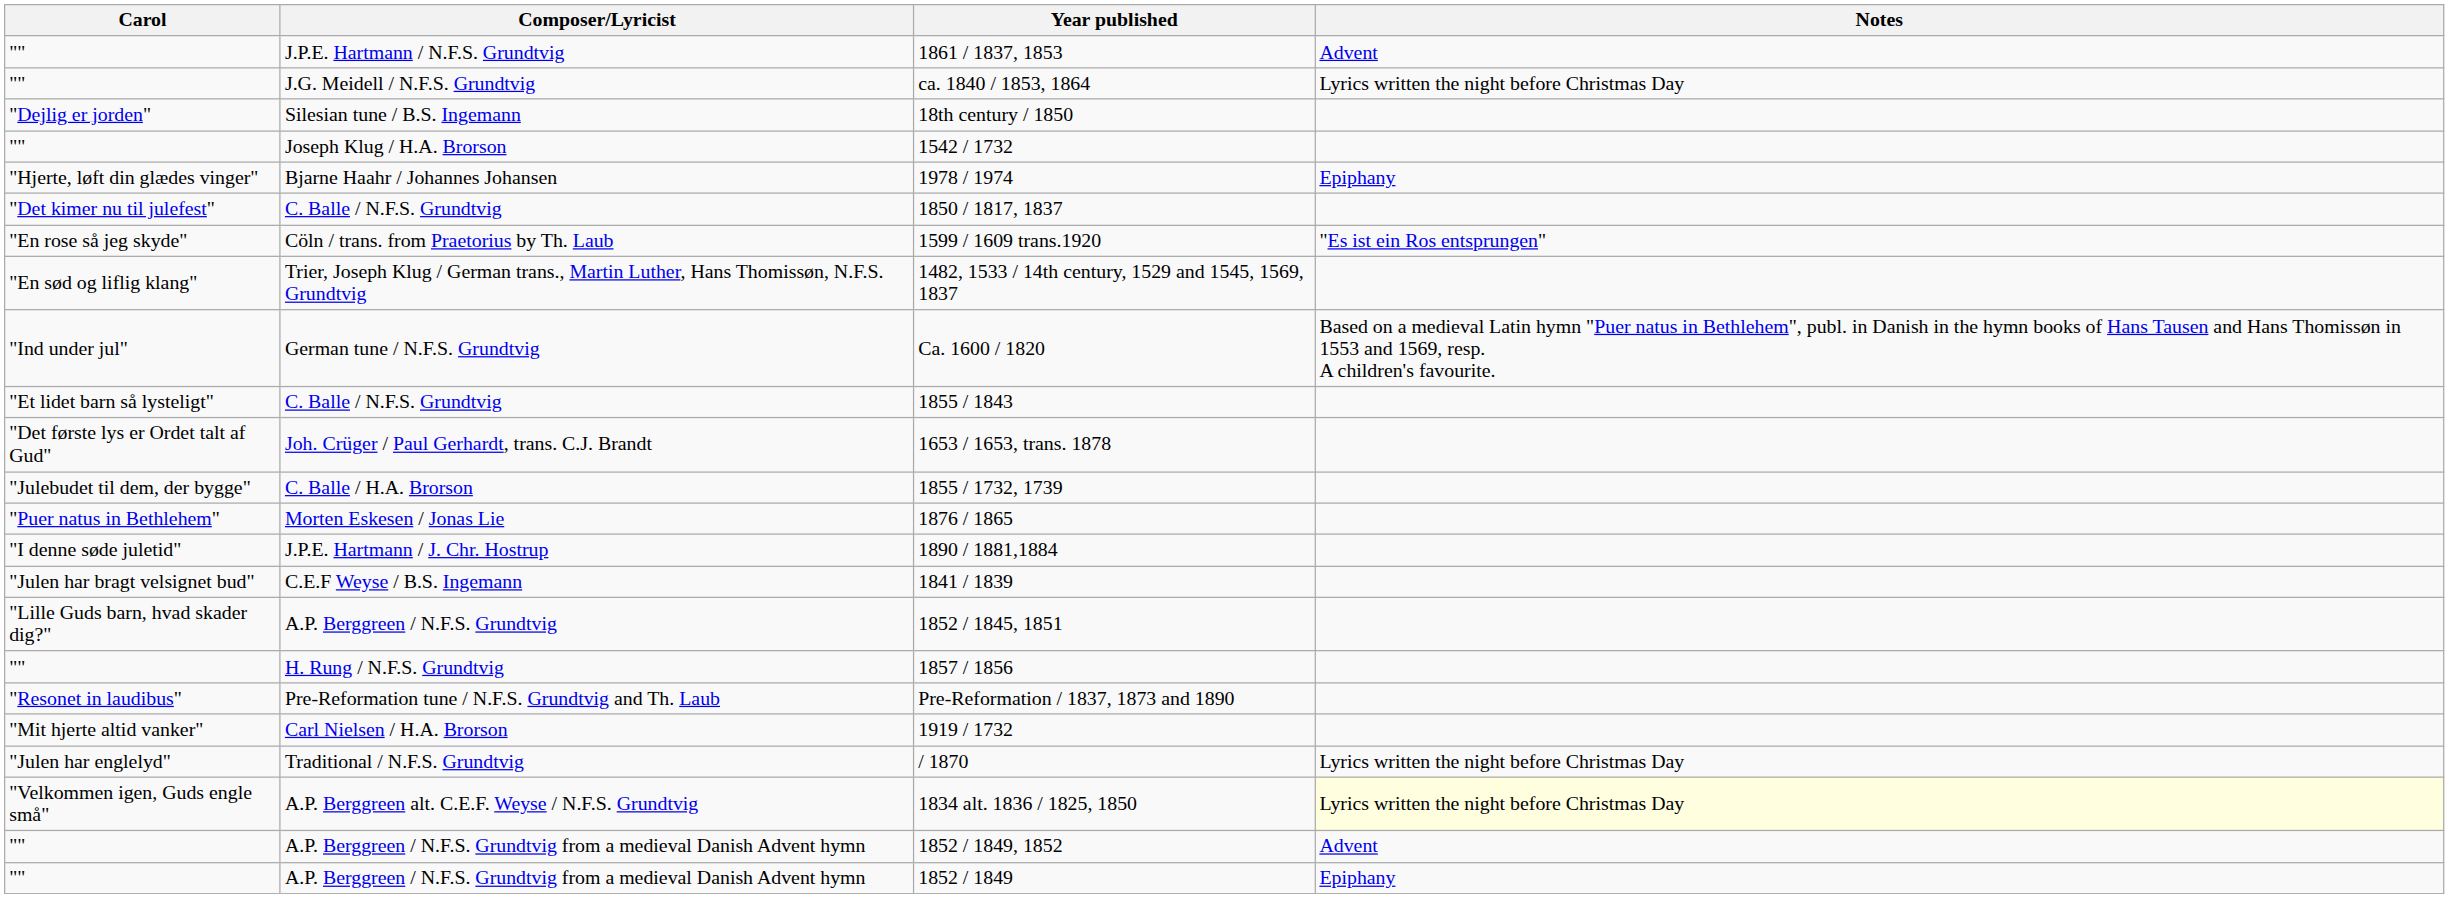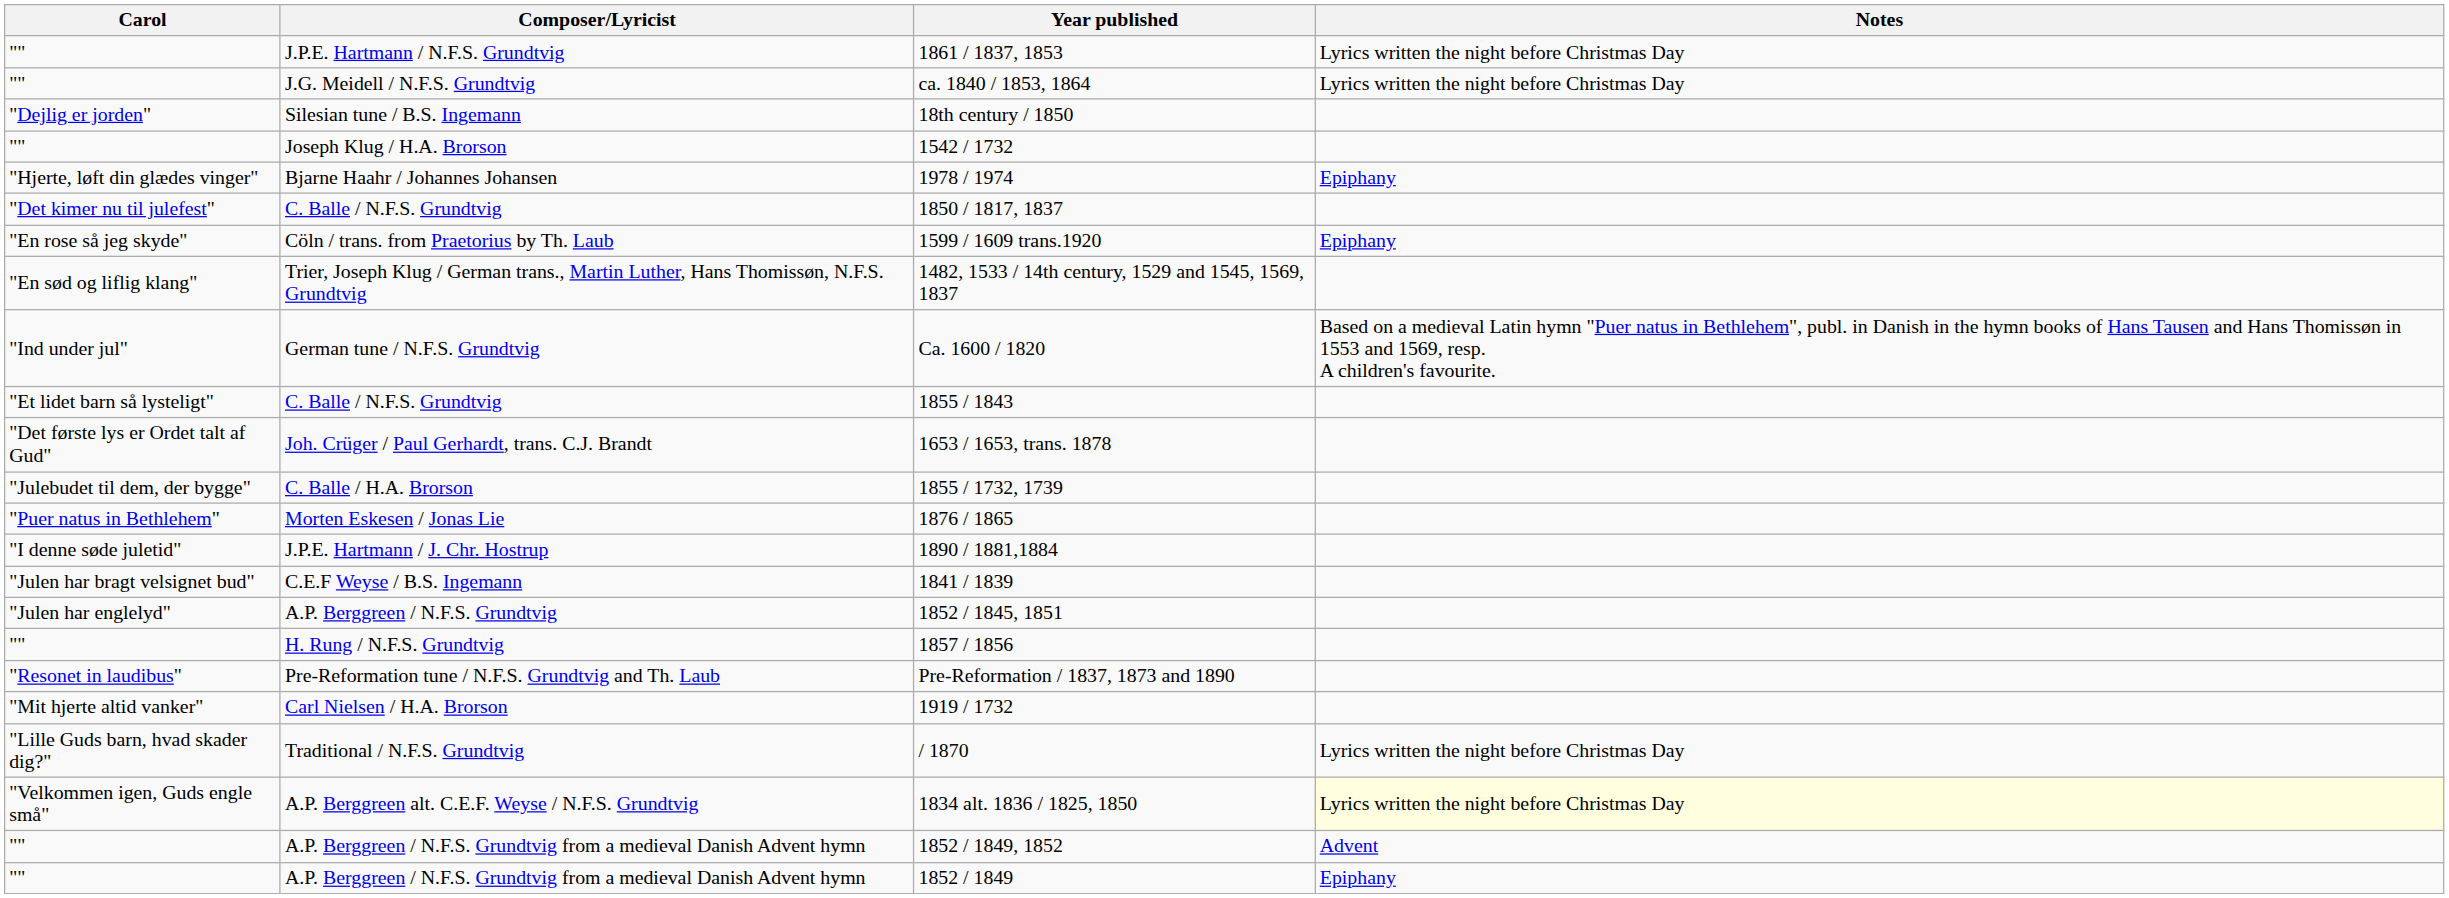(1349, 51) Advent -> (1502, 51) Lyrics written the night before Christmas Day
(1433, 240) "Es ist ein Ros entsprungen" -> (1358, 240) Epiphany
(128, 624) "Lille Guds barn, hvad skader dig?" -> (90, 612) "Julen har englelyd"
(90, 761) "Julen har englelyd" -> (128, 749) "Lille Guds barn, hvad skader dig?"
